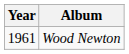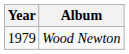(22, 37) 1961 -> (22, 37) 1979
